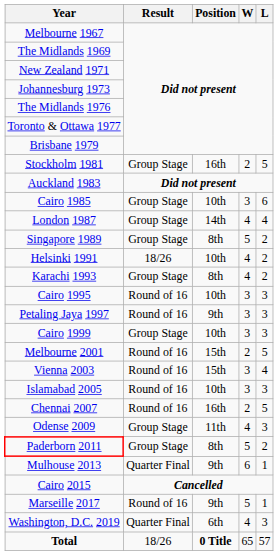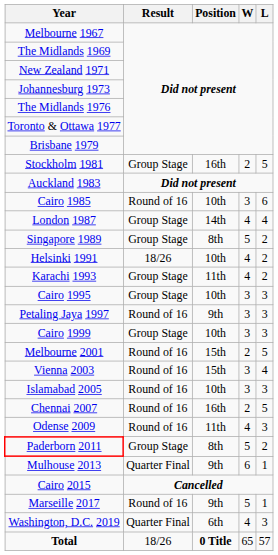(158, 201) Group Stage -> (158, 201) Round of 16
(216, 276) 8th -> (216, 276) 11th
(158, 295) Round of 16 -> (158, 295) Group Stage
(158, 427) Group Stage -> (158, 427) Round of 16
